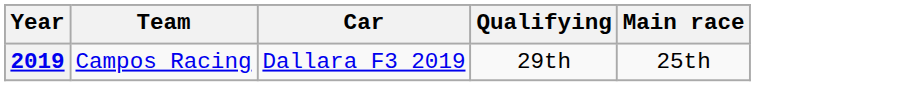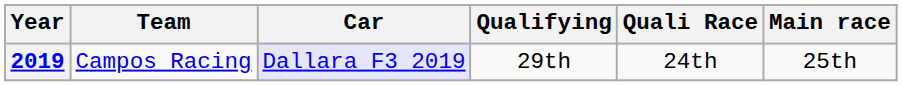+ column: (690, 24)
(364, 62) no background -> (364, 62) lavender background
